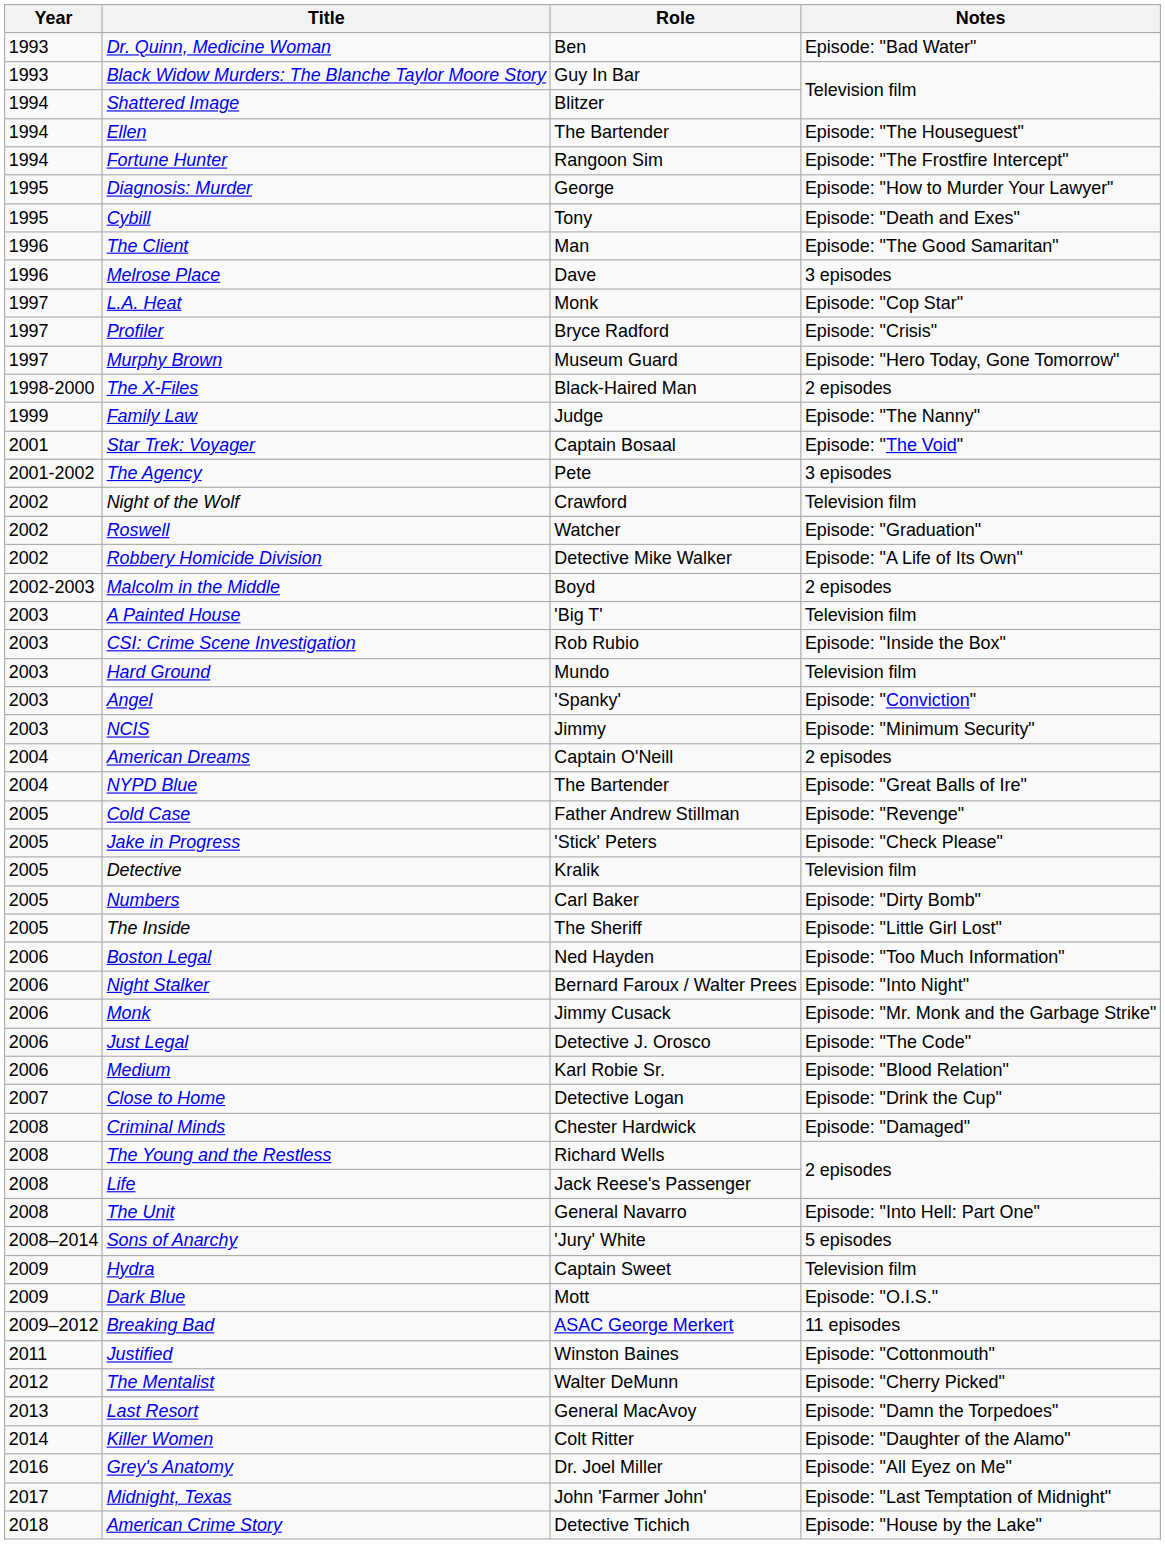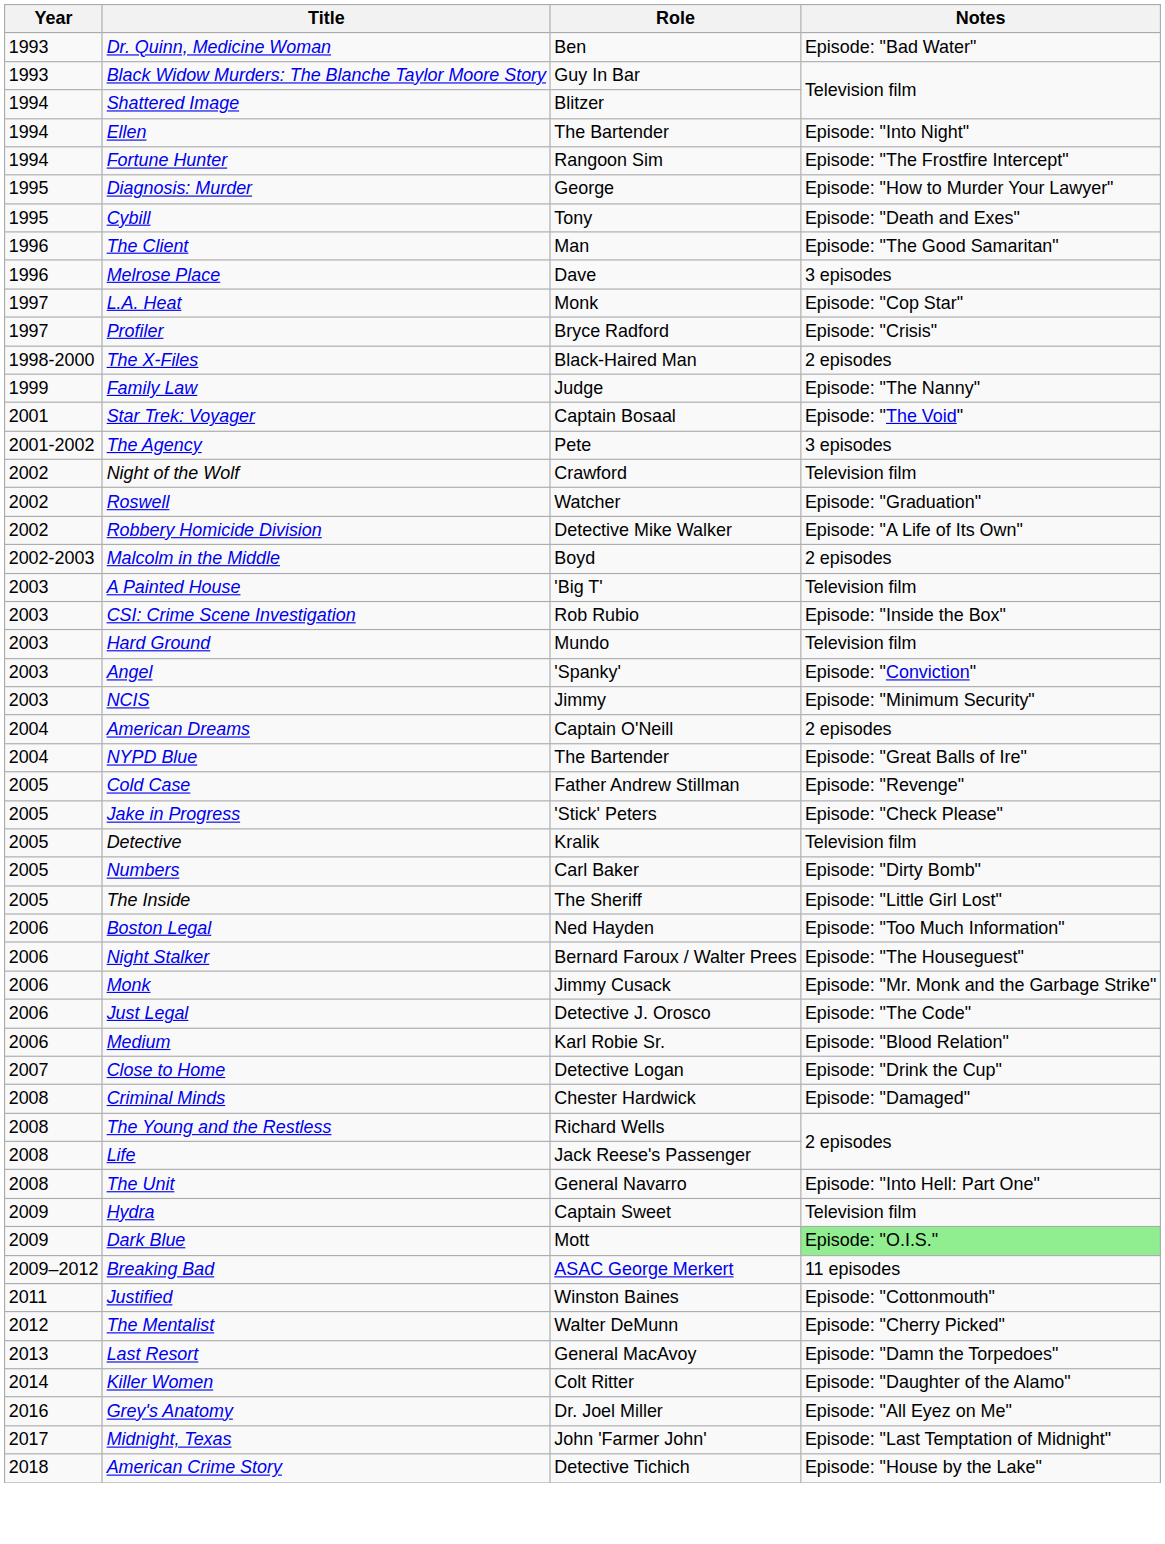(914, 132) Episode: "The Houseguest" -> (887, 132) Episode: "Into Night"
- row: (164, 359)
(887, 984) Episode: "Into Night" -> (914, 956) Episode: "The Houseguest"
- row: (172, 1240)
(872, 1297) no background -> (872, 1240) lightgreen background
